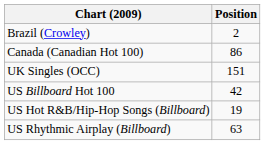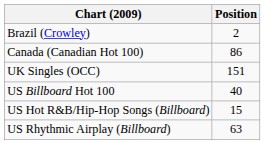(236, 91) 42 -> (236, 91) 40
(236, 110) 19 -> (236, 110) 15
